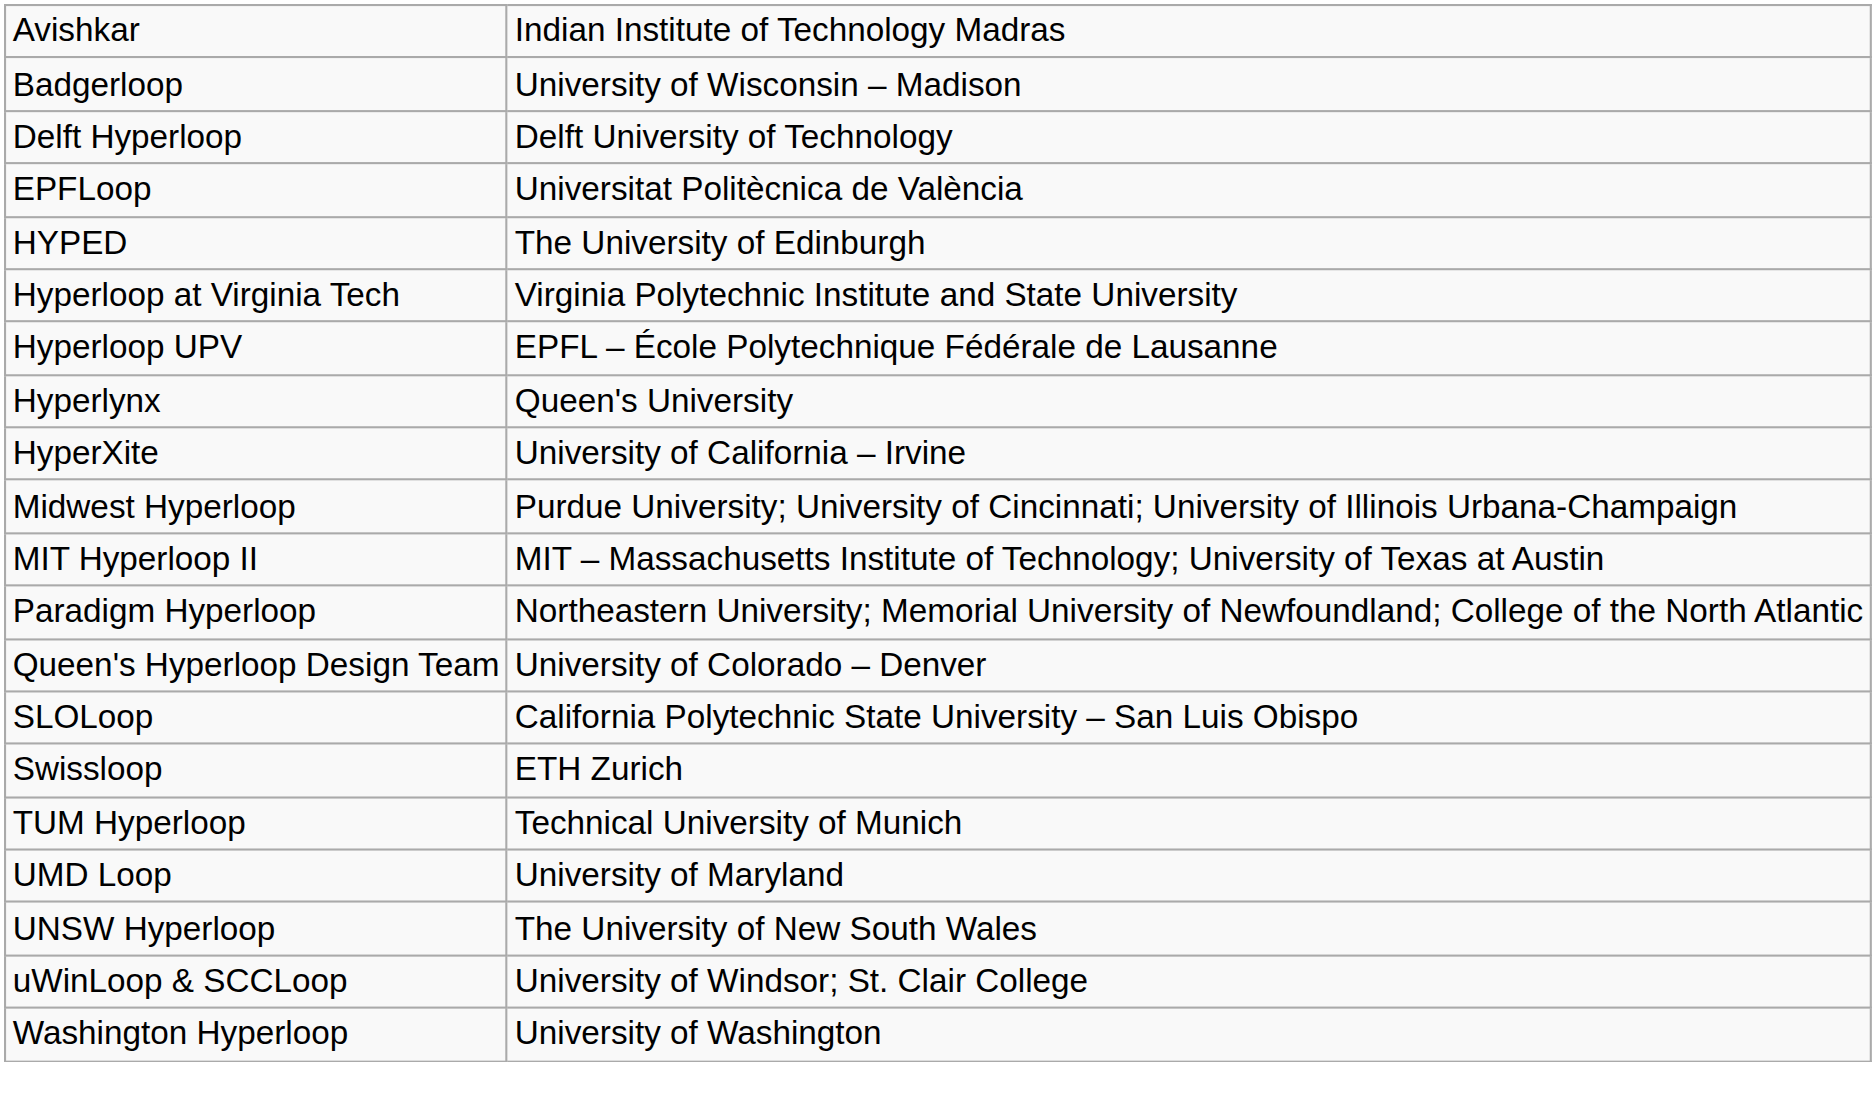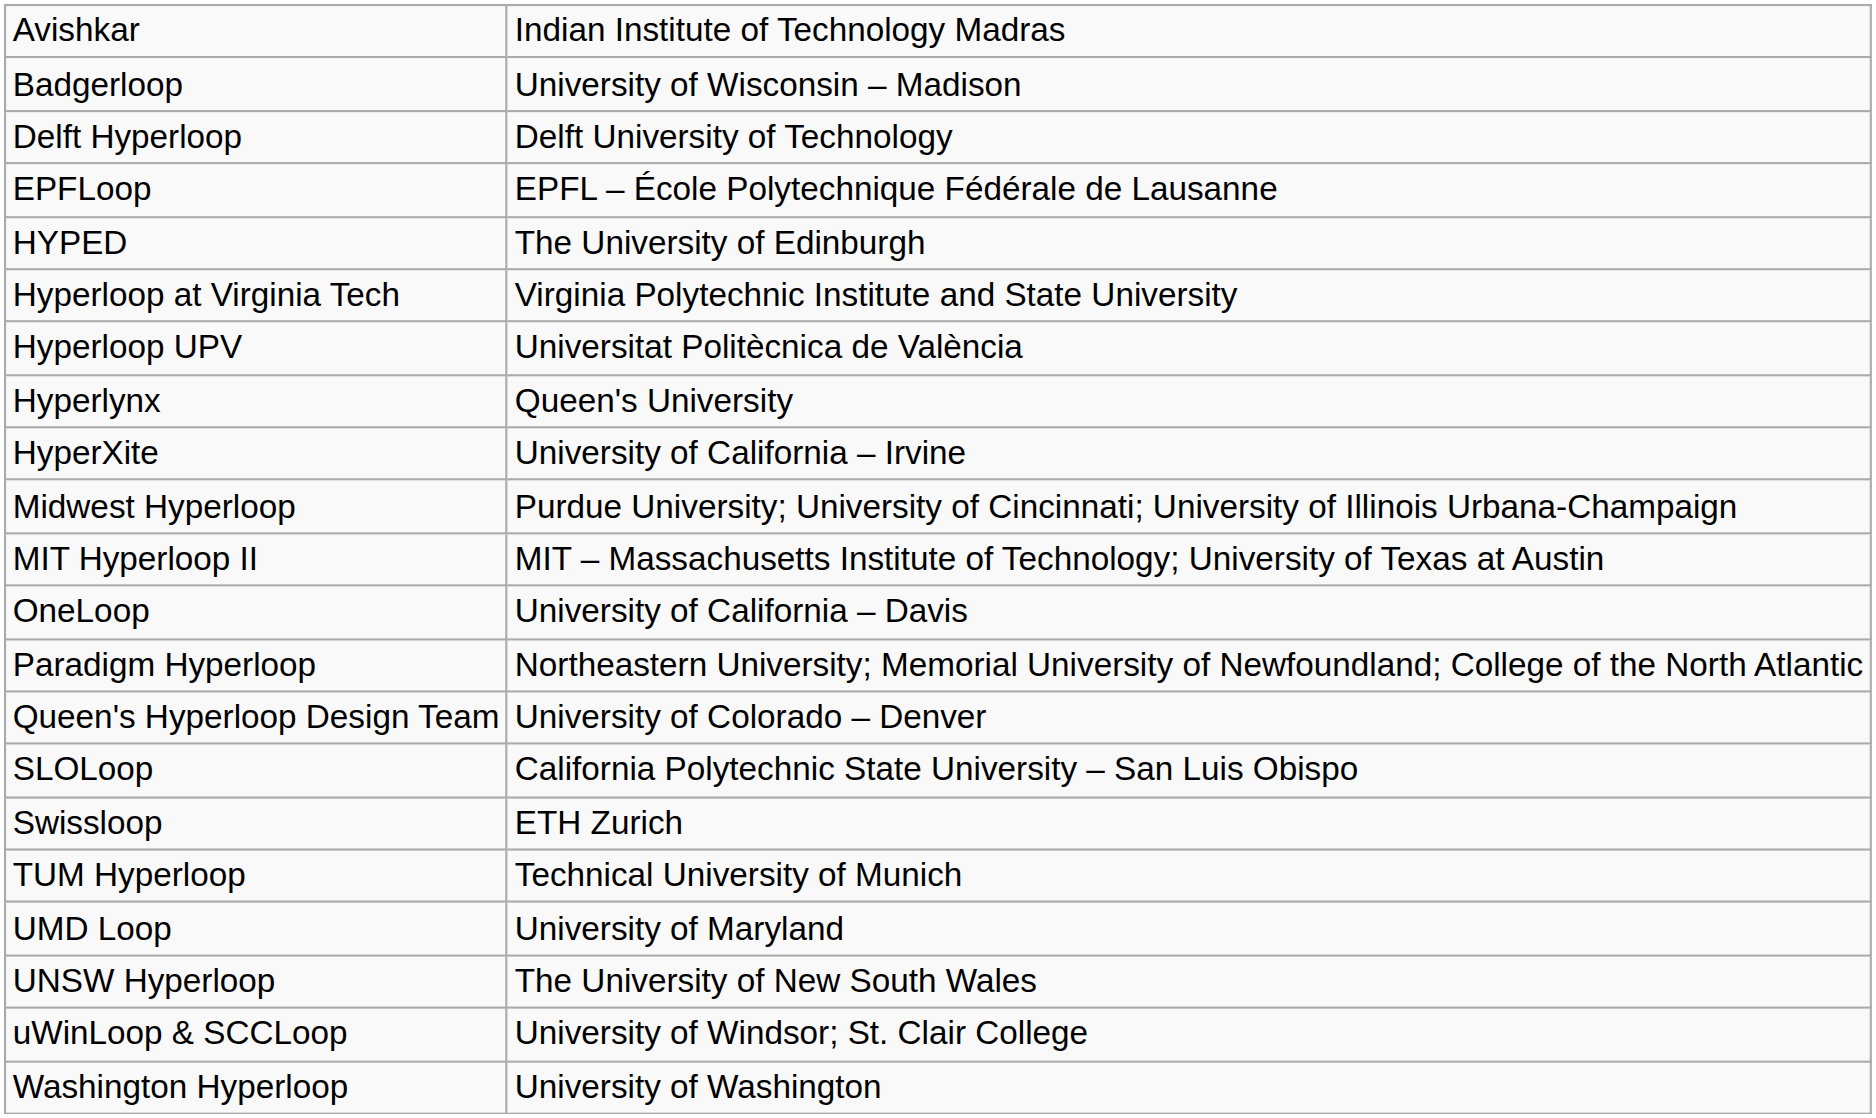(769, 189) Universitat Politècnica de València -> (896, 189) EPFL – École Polytechnique Fédérale de Lausanne
(896, 347) EPFL – École Polytechnique Fédérale de Lausanne -> (769, 347) Universitat Politècnica de València
+ row: (81, 611)
